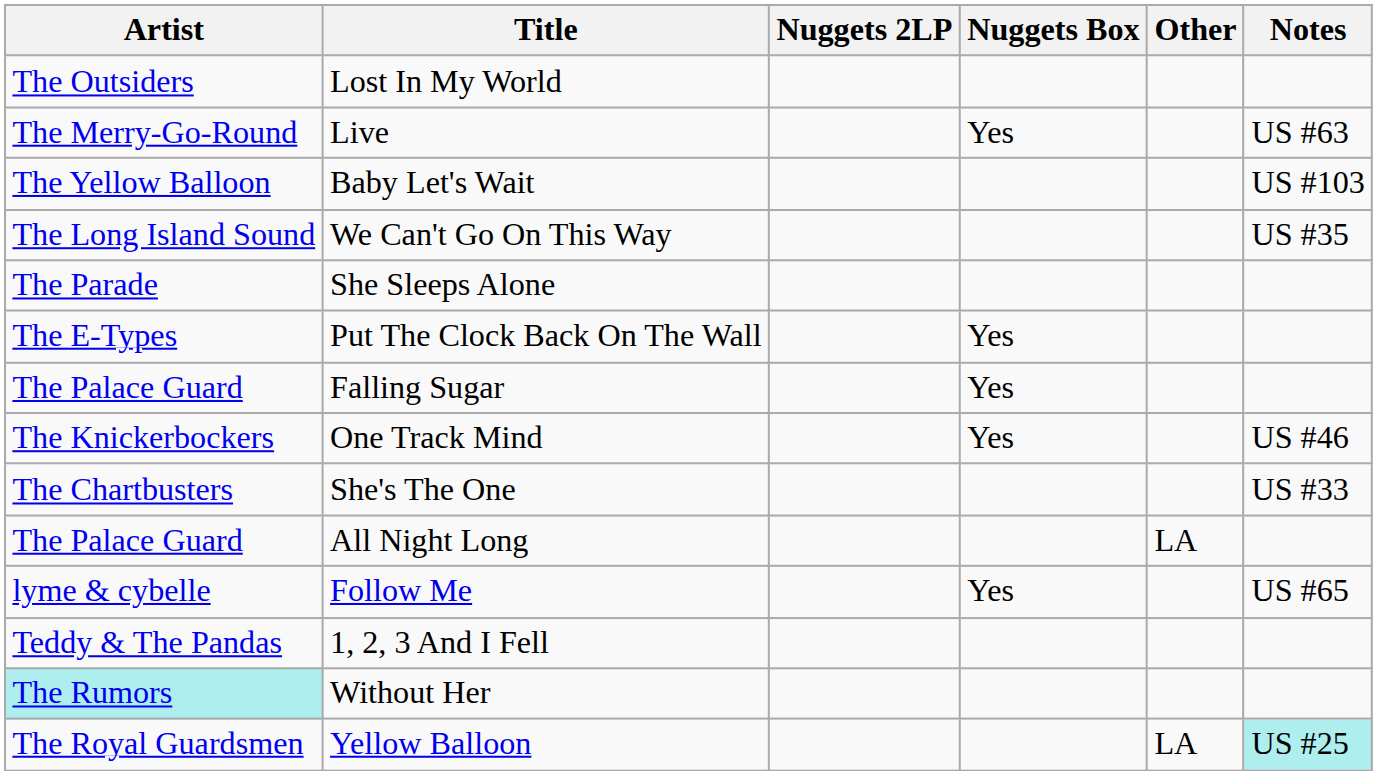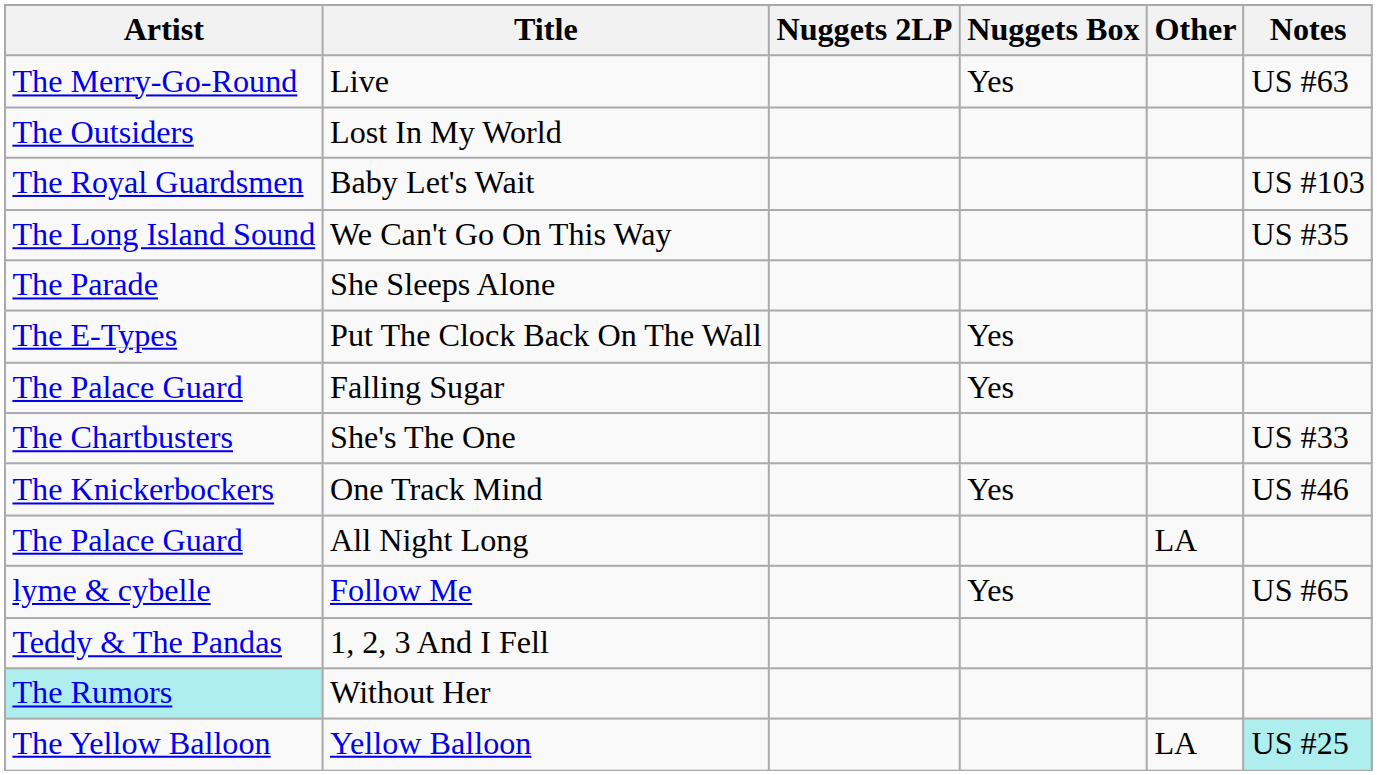rows swapped: (360, 132) <-> (446, 81)
(142, 183) The Yellow Balloon -> (158, 183) The Royal Guardsmen
rows swapped: (436, 438) <-> (423, 489)
(158, 744) The Royal Guardsmen -> (142, 744) The Yellow Balloon
